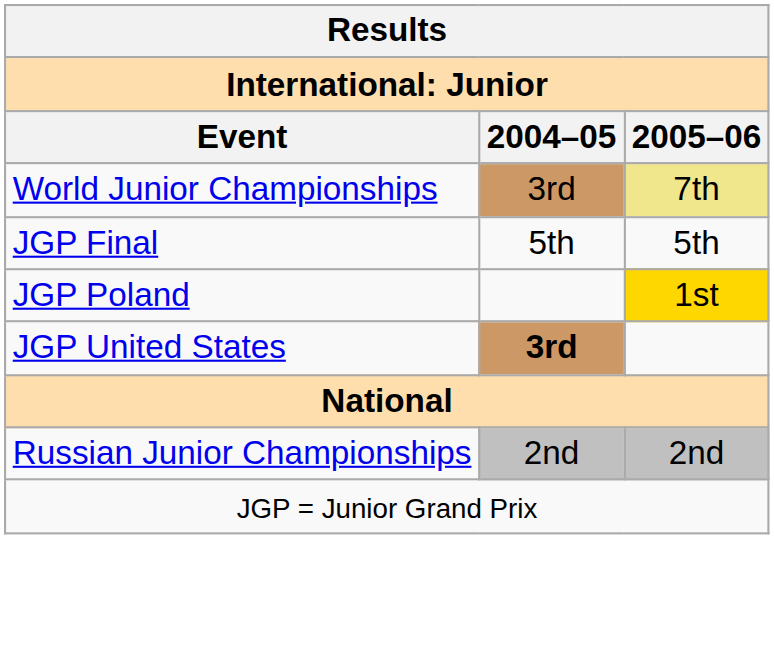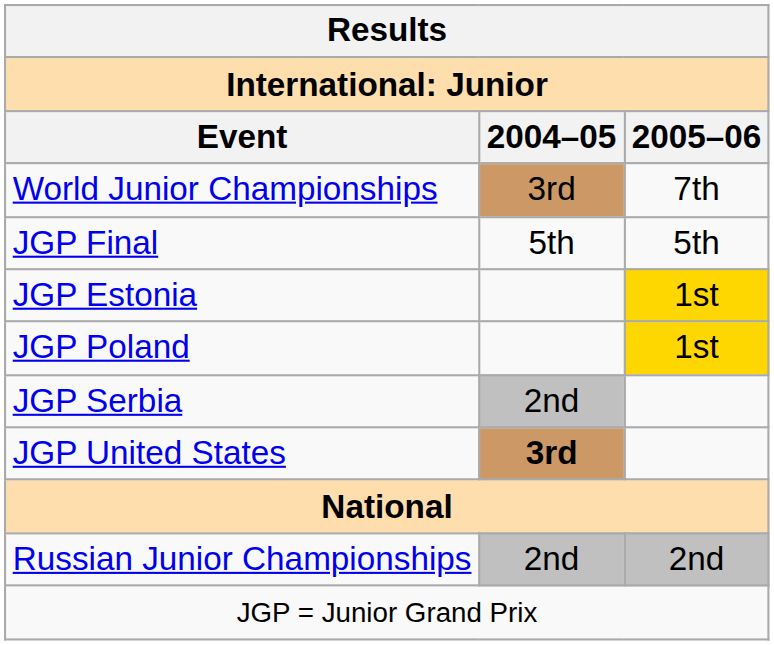(697, 189) khaki background -> (697, 189) no background
+ row: (105, 294)
+ row: (98, 400)
